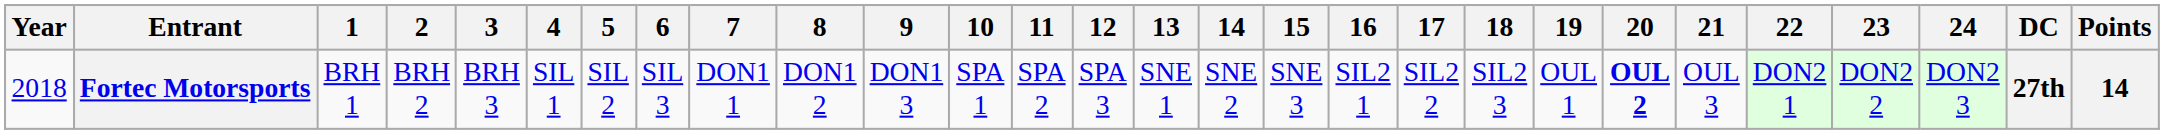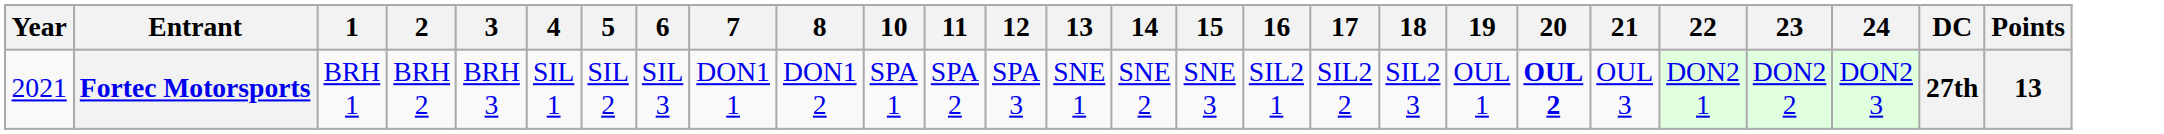- column: (906, 26)
(39, 88) 2018 -> (39, 88) 2021
(2115, 88) 14 -> (2028, 88) 13
